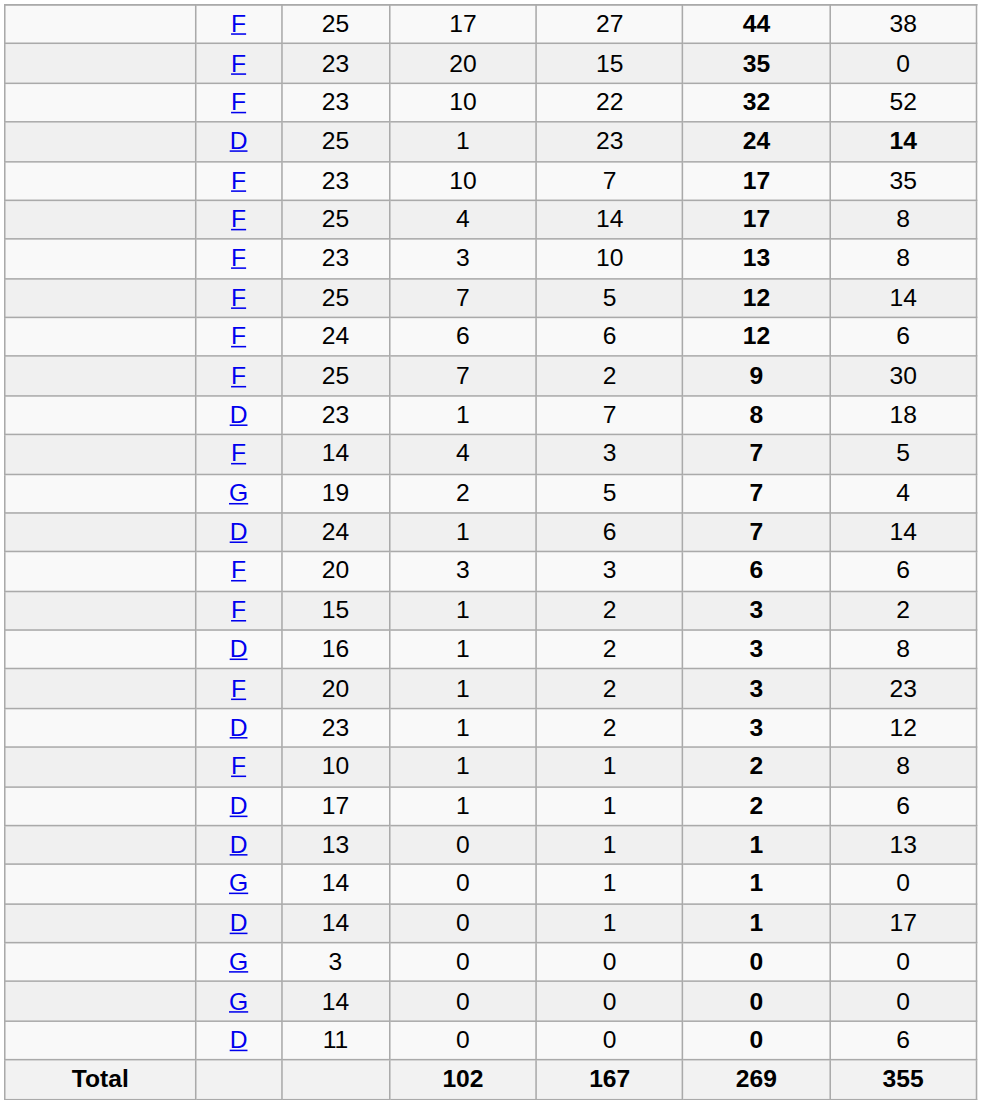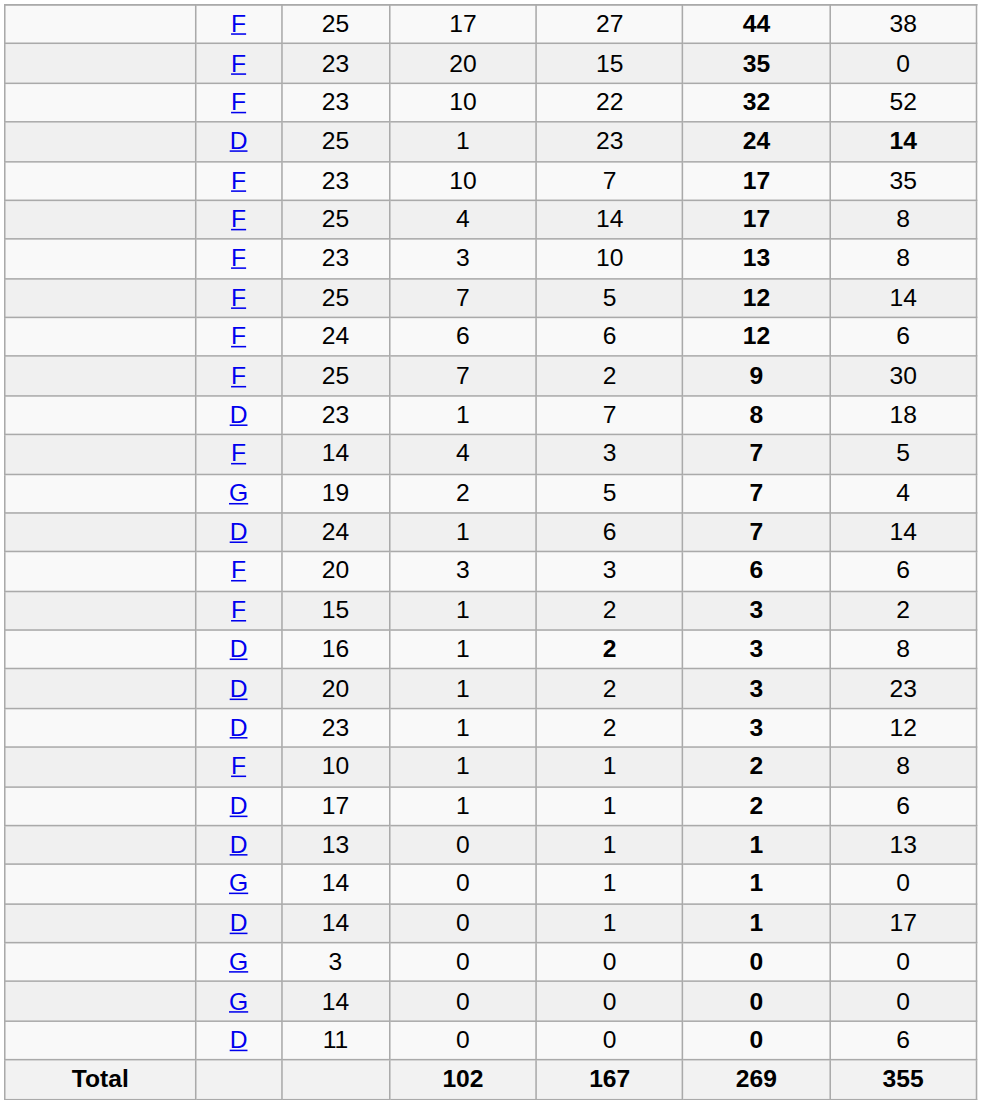(610, 649) normal -> (610, 649) bold
(239, 688) F -> (239, 688) D
